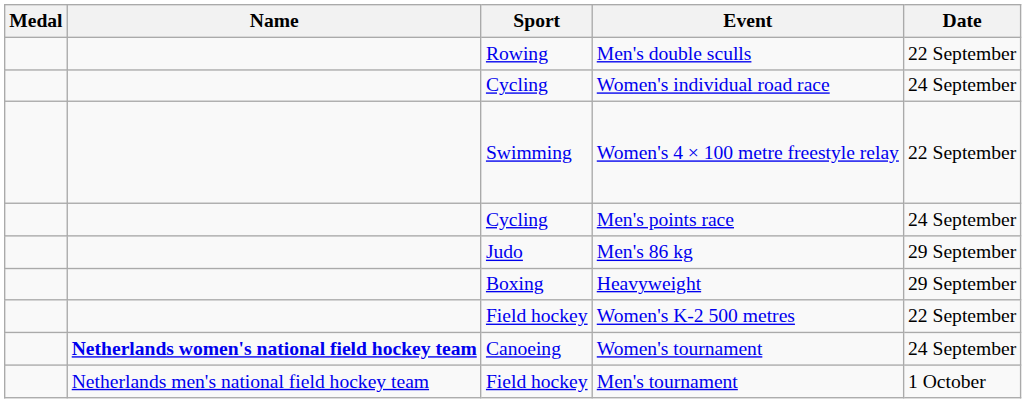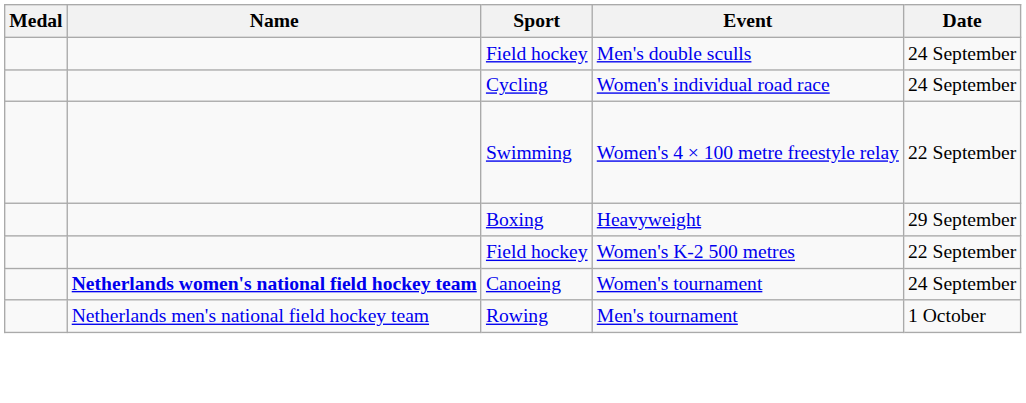(517, 53) Rowing -> (537, 53) Field hockey
(962, 53) 22 September -> (962, 53) 24 September
- row: (665, 219)
- row: (645, 251)
(537, 381) Field hockey -> (517, 316) Rowing
